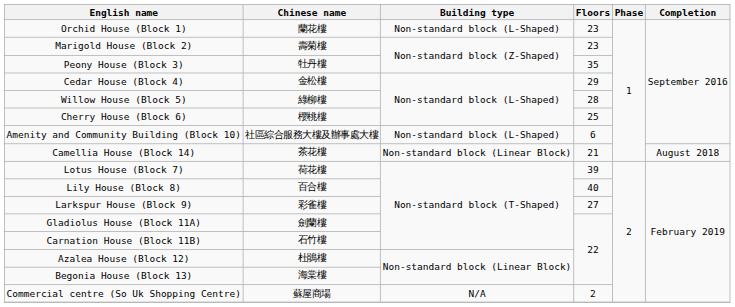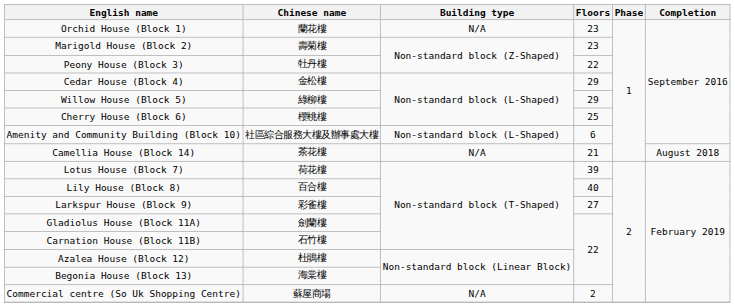(477, 29) Non-standard block (L-Shaped) -> (477, 29) N/A
(593, 64) 35 -> (593, 64) 22
(593, 99) 28 -> (593, 99) 29
(477, 152) Non-standard block (Linear Block) -> (477, 152) N/A
